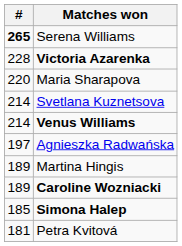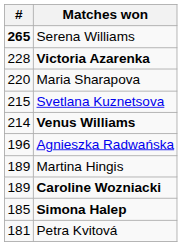(19, 101) 214 -> (19, 101) 215
(19, 144) 197 -> (19, 144) 196
